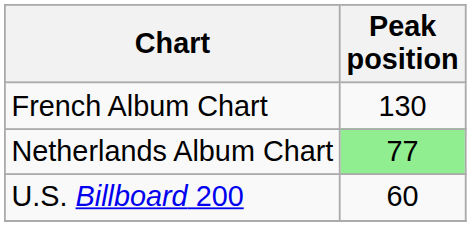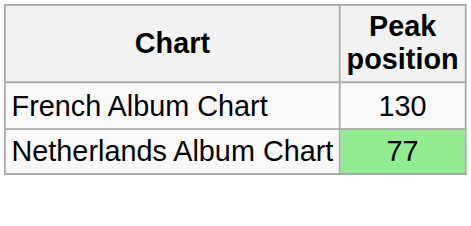- row: (128, 196)
